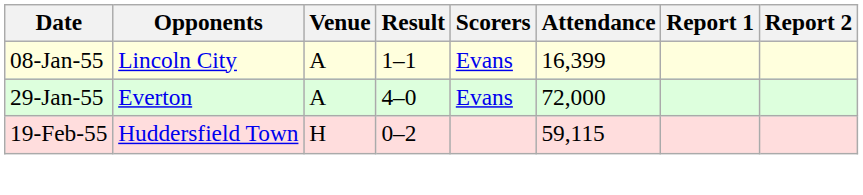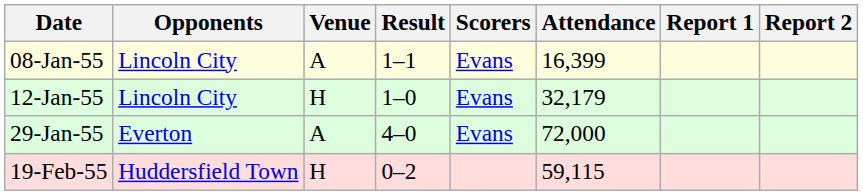+ row: (57, 97)
